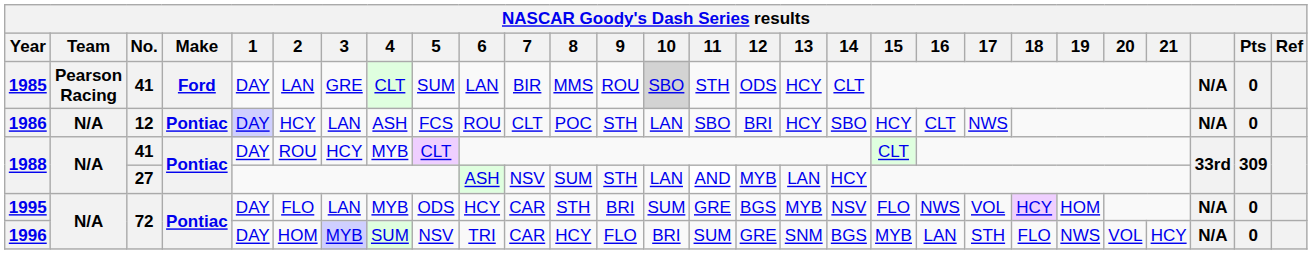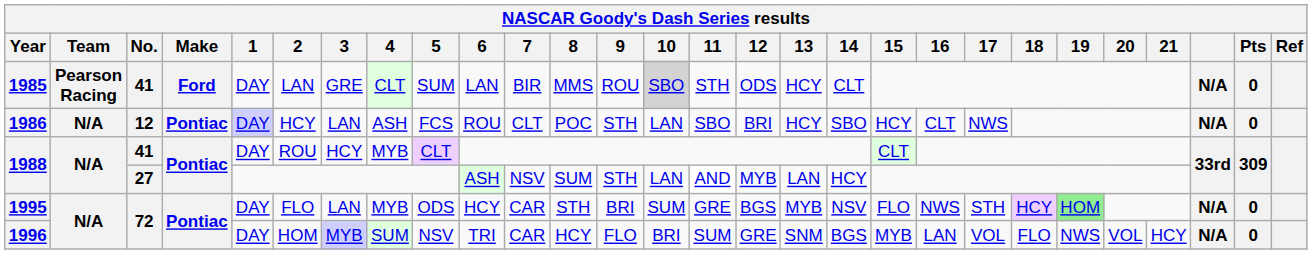(988, 207) VOL -> (988, 207) STH
(1080, 207) no background -> (1080, 207) lightgreen background
(988, 235) STH -> (988, 235) VOL
